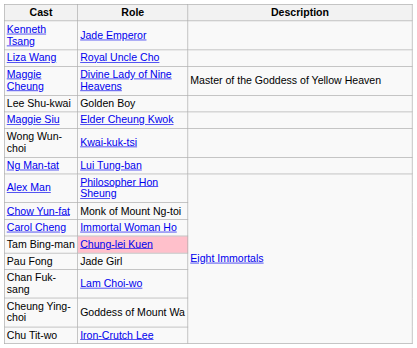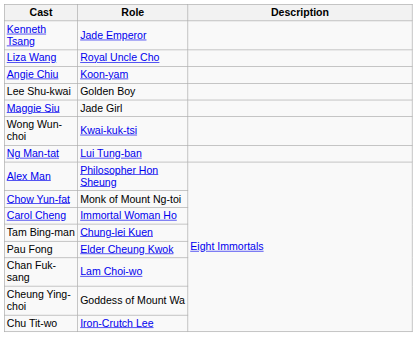+ row: (33, 74)
- row: (25, 80)
(127, 120) Elder Cheung Kwok -> (101, 108) Jade Girl
(117, 244) pink background -> (117, 232) no background
(101, 261) Jade Girl -> (127, 249) Elder Cheung Kwok
